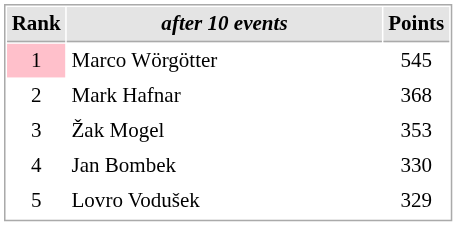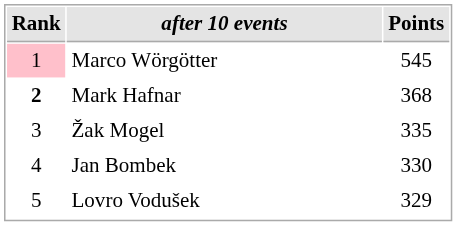(36, 95) normal -> (36, 95) bold
(416, 130) 353 -> (416, 130) 335
